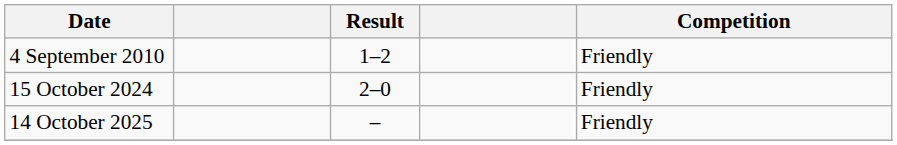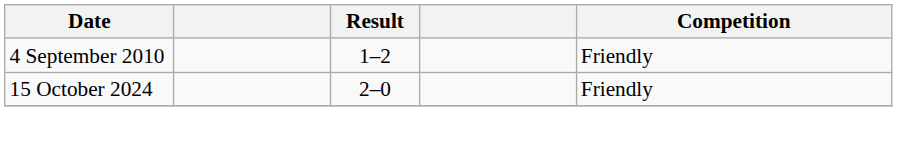- row: (81, 122)
